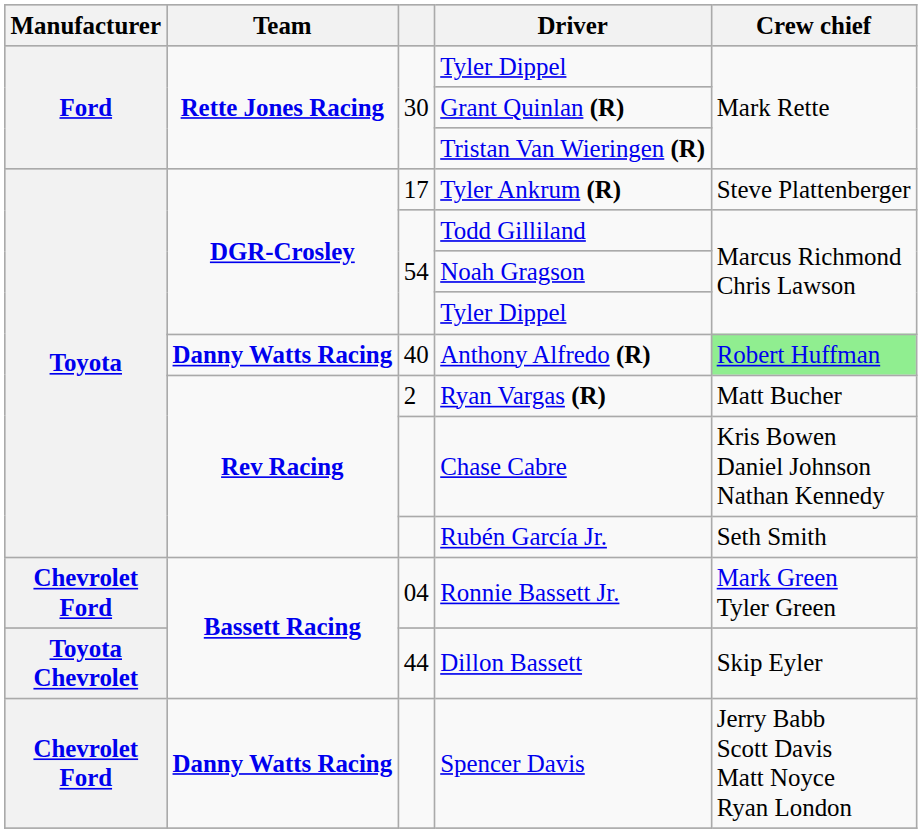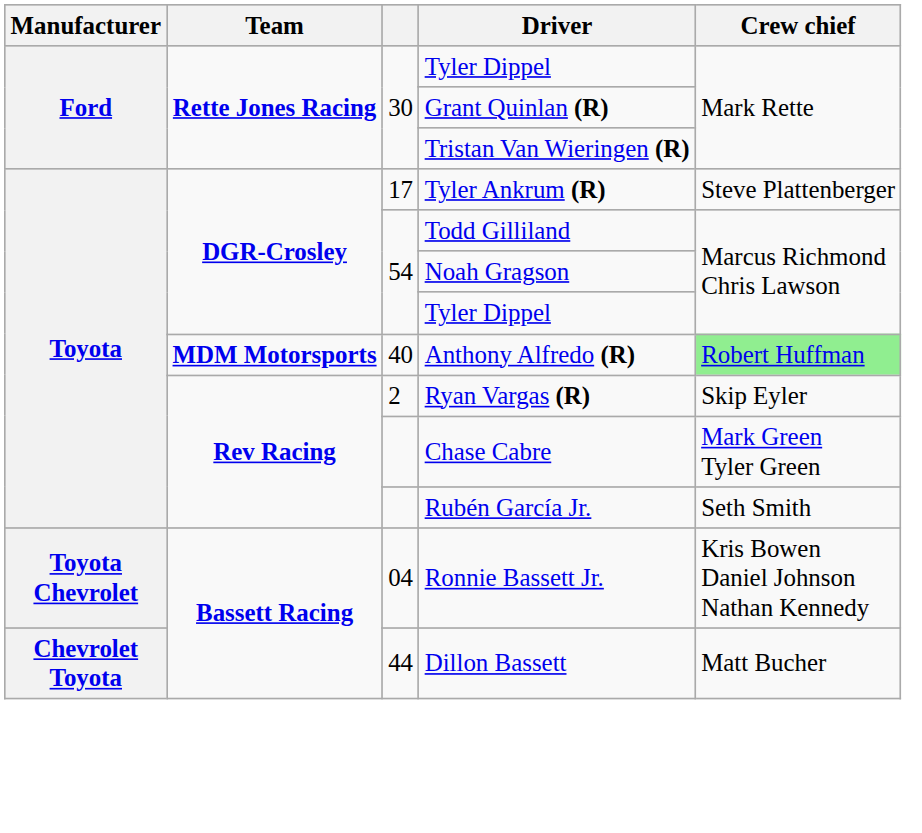(282, 354) Danny Watts Racing -> (275, 354) MDM Motorsports
(779, 395) Matt Bucher -> (754, 395) Skip Eyler
(801, 465) Kris Bowen Daniel Johnson Nathan Kennedy -> (762, 451) Mark Green Tyler Green
(86, 592) Chevrolet Ford -> (86, 577) Toyota Chevrolet
(777, 592) Mark Green Tyler Green -> (785, 577) Kris Bowen Daniel Johnson Nathan Kennedy
(86, 662) Toyota Chevrolet -> (86, 662) Chevrolet Toyota
(770, 662) Skip Eyler -> (764, 662) Matt Bucher
- row: (416, 763)
